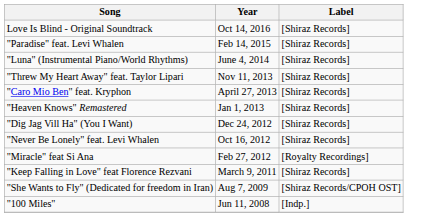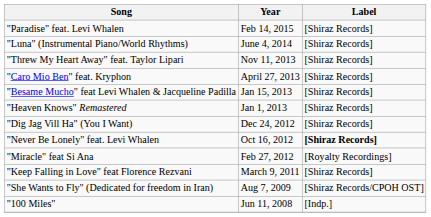- row: (80, 28)
+ row: (121, 92)
(316, 140) normal -> (341, 140) bold
